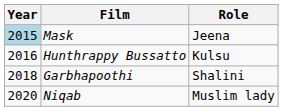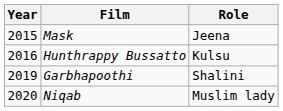(22, 35) lightblue background -> (22, 35) no background
(22, 76) 2018 -> (22, 76) 2019
